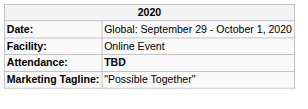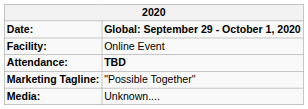(198, 29) normal -> (202, 29) bold
+ row: (23, 96)
